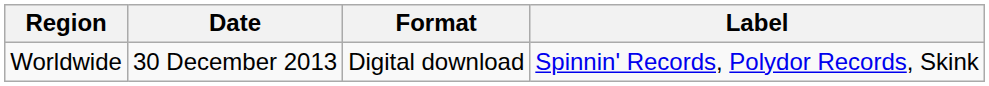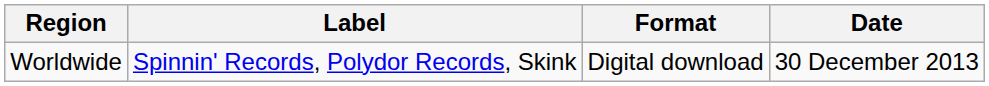columns swapped: (235, 23) <-> (757, 23)
